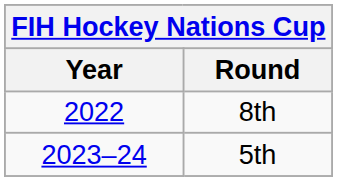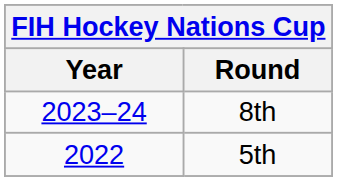(94, 112) 2022 -> (94, 112) 2023–24
(94, 155) 2023–24 -> (94, 155) 2022
